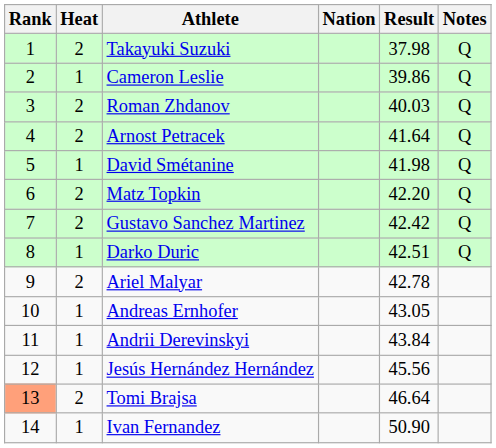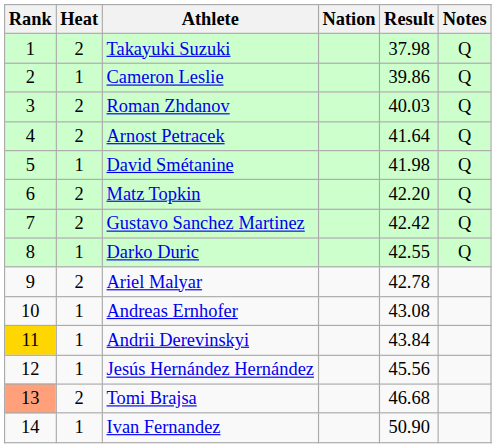(409, 252) 42.51 -> (409, 252) 42.55
(409, 310) 43.05 -> (409, 310) 43.08
(30, 340) no background -> (30, 340) gold background
(409, 398) 46.64 -> (409, 398) 46.68
